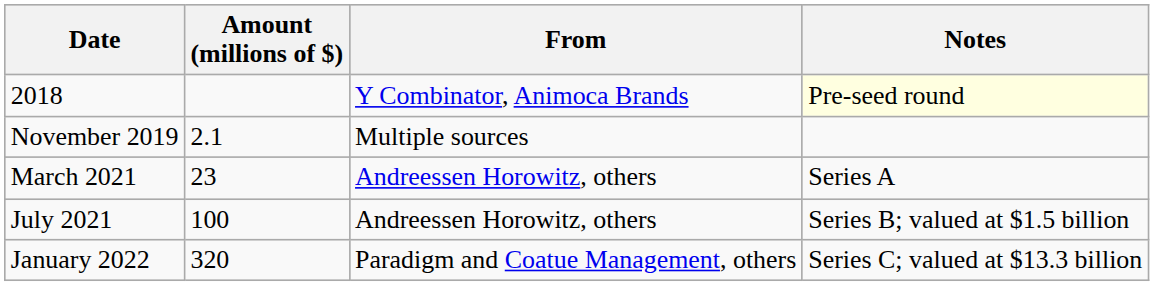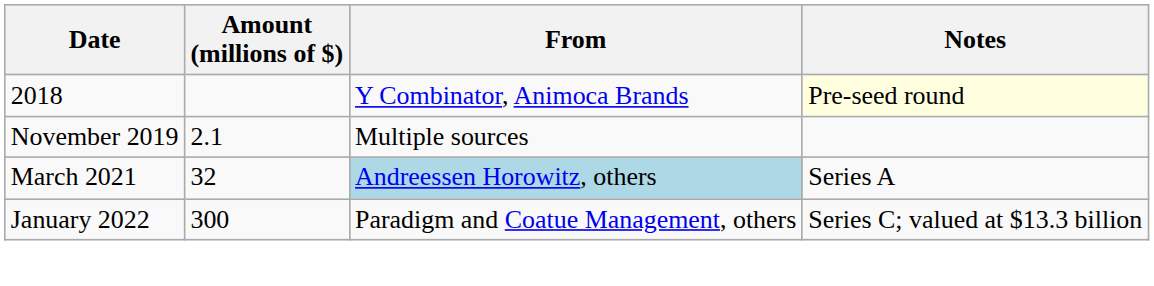(203, 177) 23 -> (203, 177) 32
(506, 177) no background -> (506, 177) lightblue background
- row: (62, 218)
(210, 259) 320 -> (210, 218) 300
